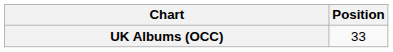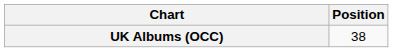(359, 36) 33 -> (359, 36) 38
